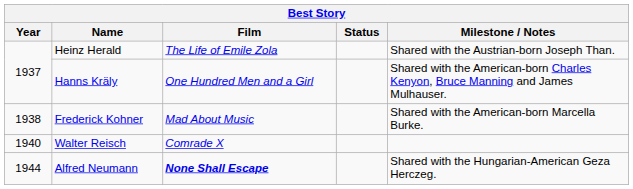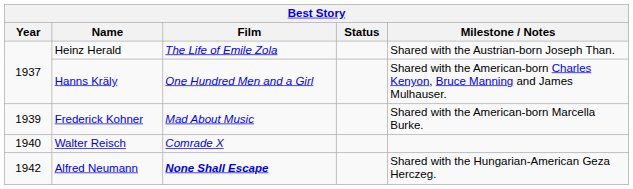(28, 119) 1938 -> (28, 119) 1939
(28, 168) 1944 -> (28, 168) 1942
